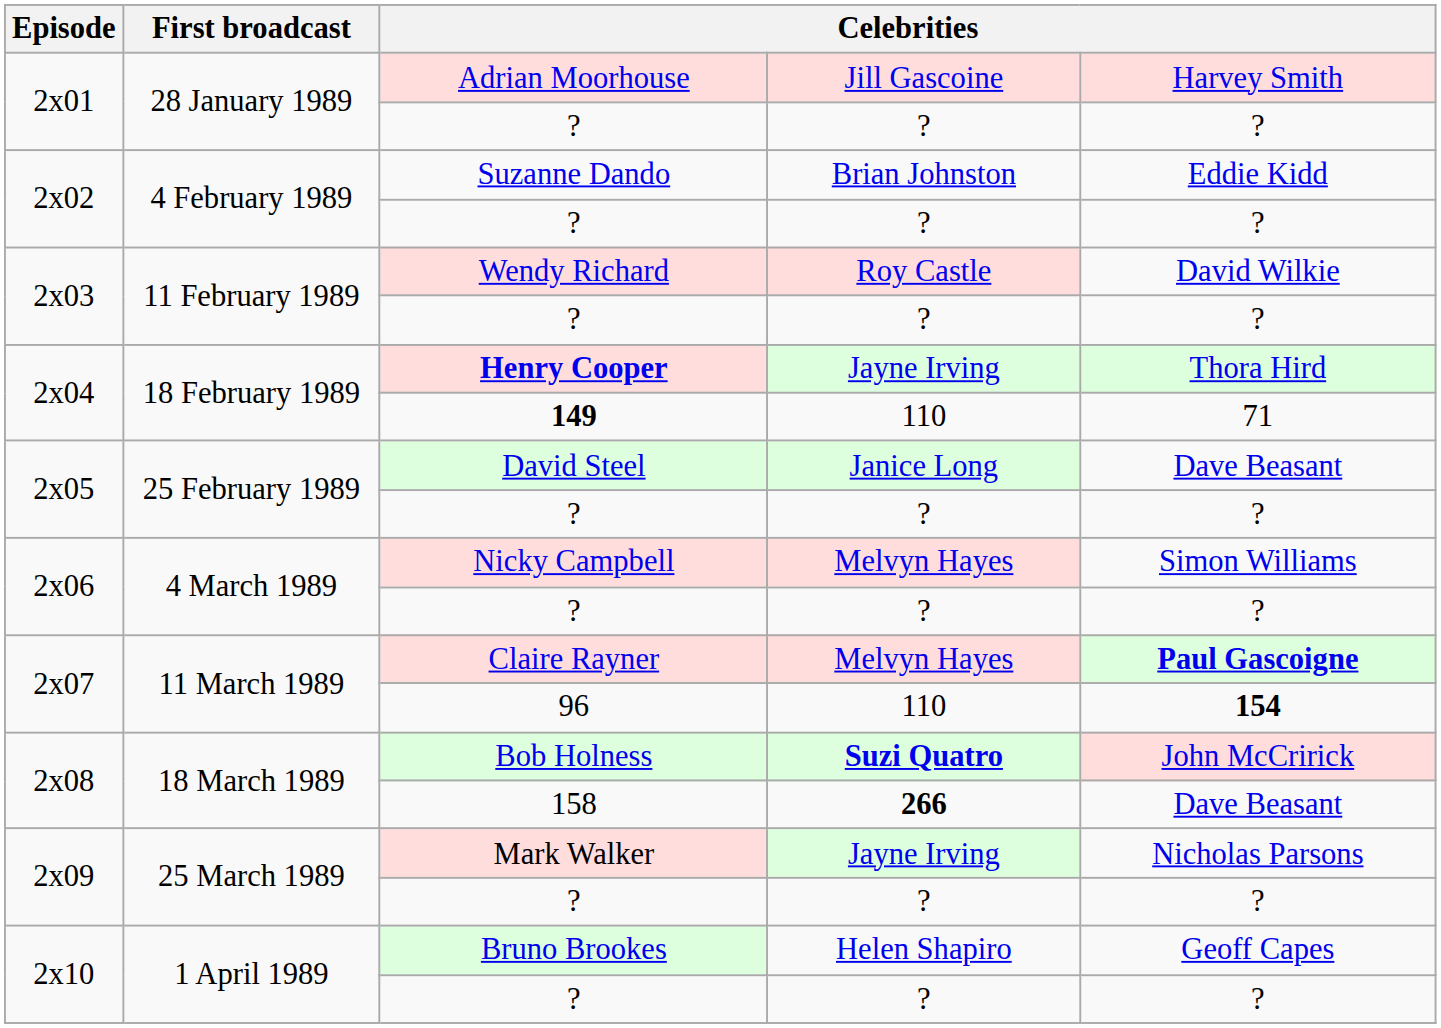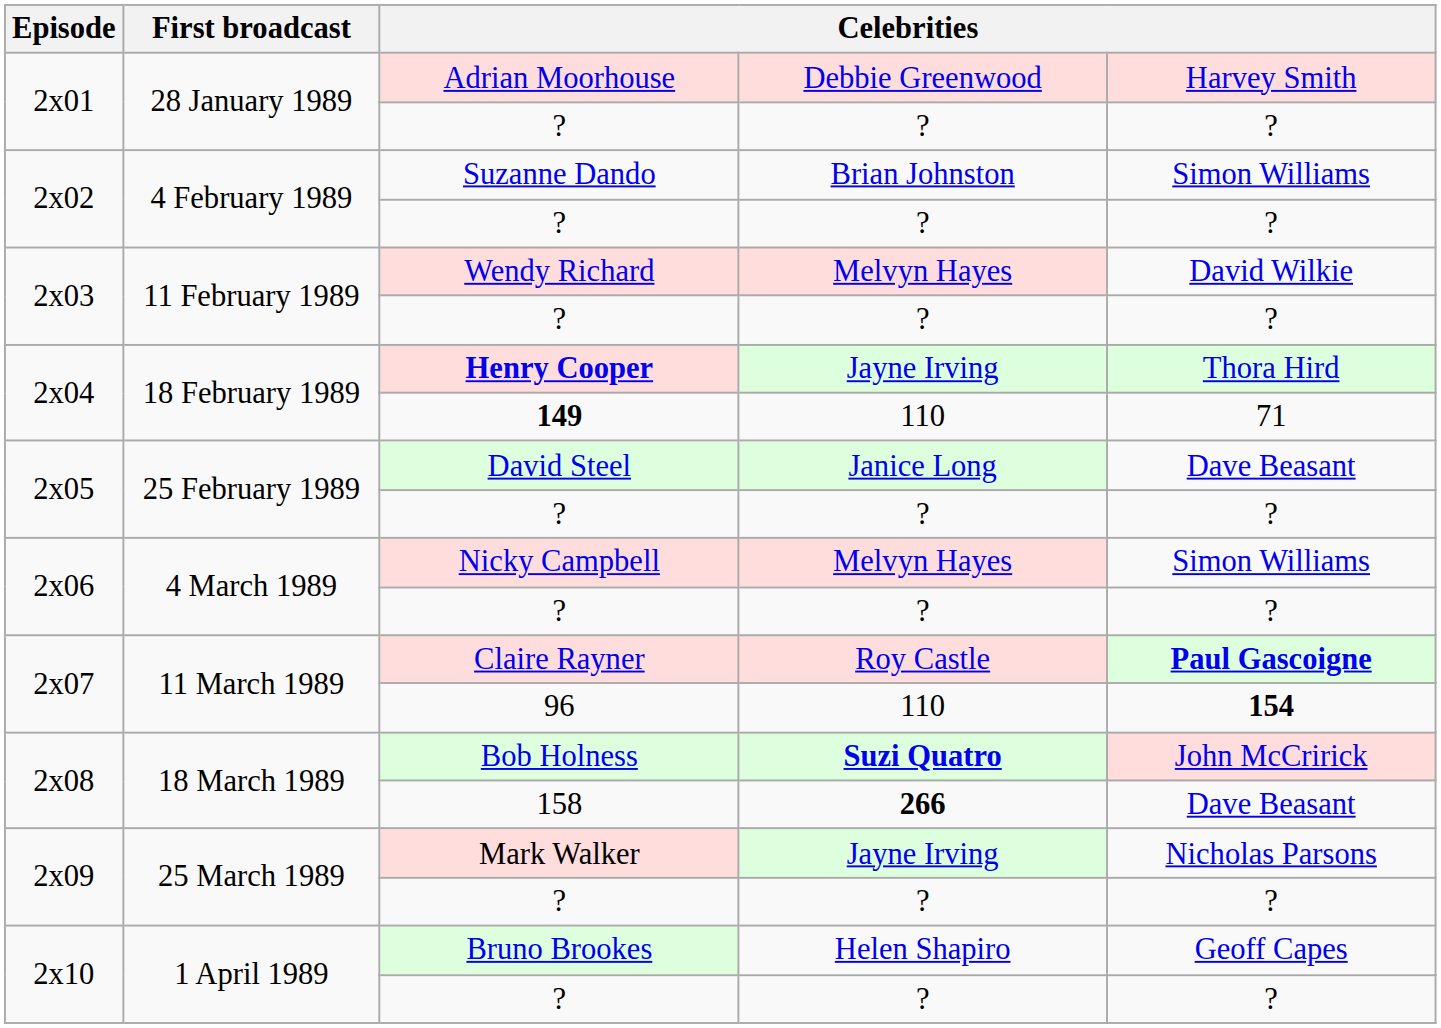(924, 77) Jill Gascoine -> (923, 77) Debbie Greenwood
(1258, 174) Eddie Kidd -> (1271, 174) Simon Williams
(924, 271) Roy Castle -> (923, 271) Melvyn Hayes
(924, 658) Melvyn Hayes -> (923, 658) Roy Castle
